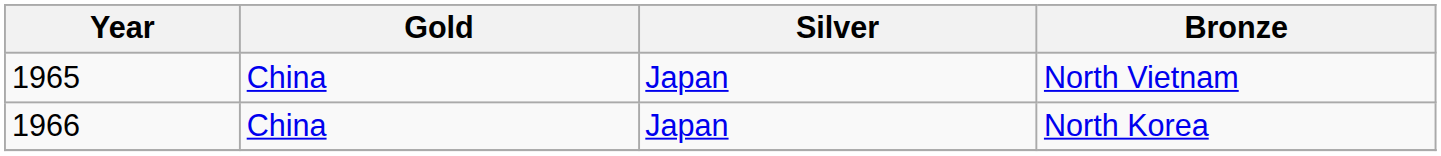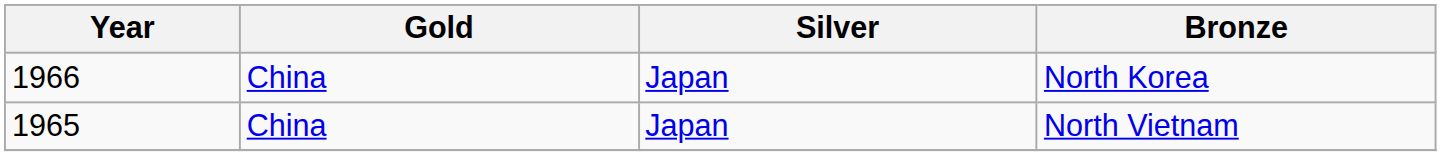rows swapped: (1141, 77) <-> (1126, 125)
